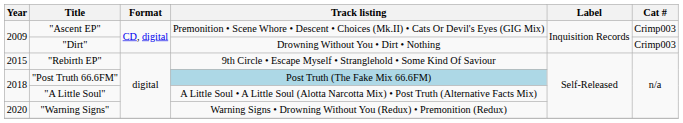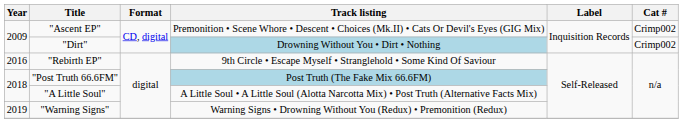(655, 28) Crimp003 -> (655, 28) Crimp002
(359, 45) no background -> (359, 45) lightblue background
(655, 45) Crimp003 -> (655, 45) Crimp002
(17, 61) 2015 -> (17, 61) 2016
(17, 110) 2020 -> (17, 110) 2019
